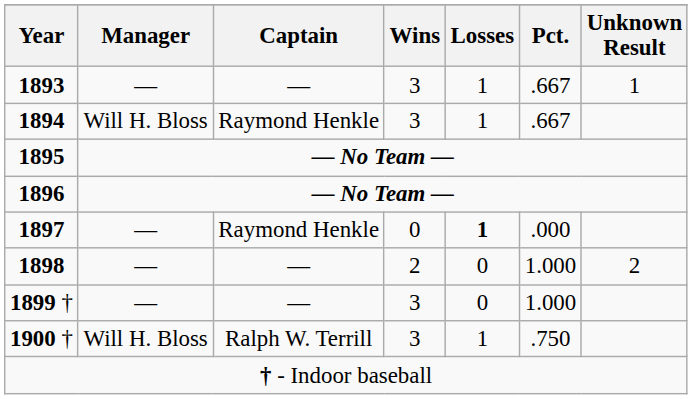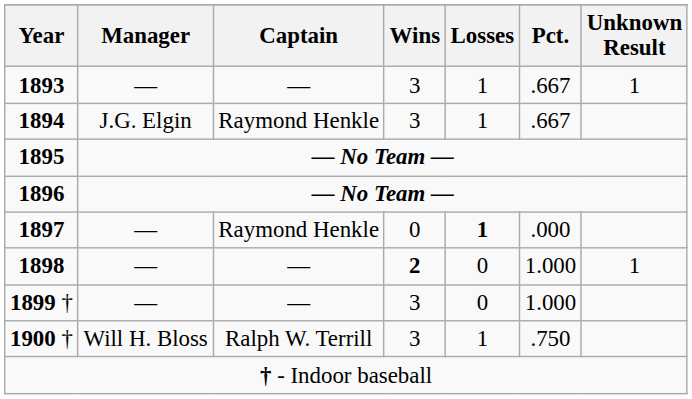(146, 120) Will H. Bloss -> (146, 120) J.G. Elgin
(415, 266) normal -> (415, 266) bold
(634, 266) 2 -> (634, 266) 1
